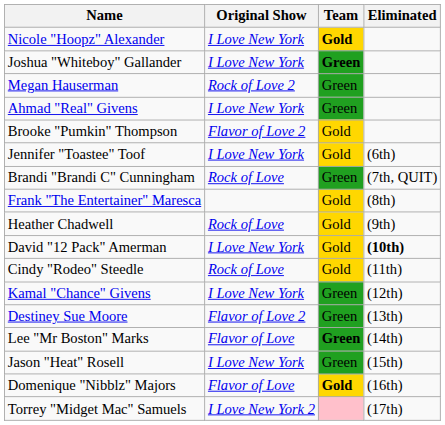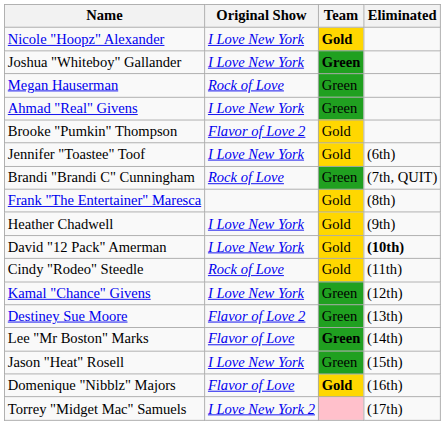(251, 85) Rock of Love 2 -> (246, 85) Rock of Love
(246, 223) Rock of Love -> (256, 223) I Love New York
